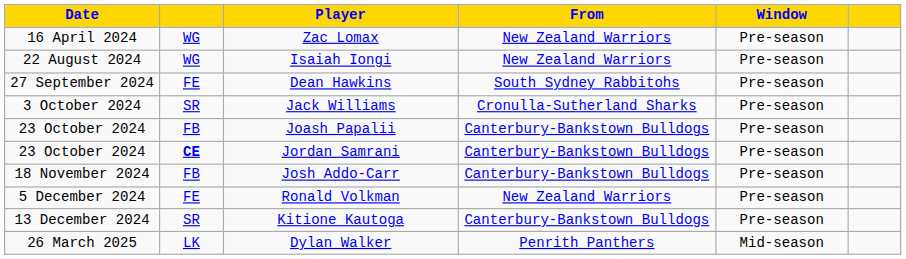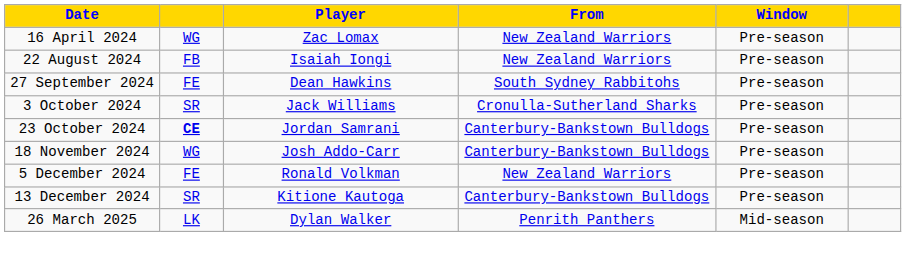(191, 62) WG -> (191, 62) FB
- row: (341, 130)
(191, 175) FB -> (191, 153) WG
